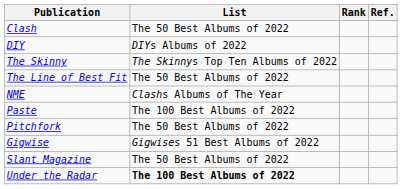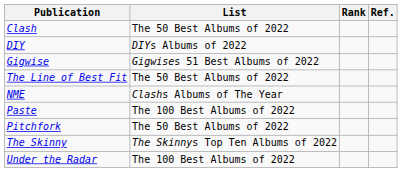rows swapped: (28, 143) <-> (37, 61)
- row: (49, 159)
(213, 176) bold -> (213, 159) normal
